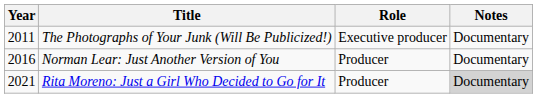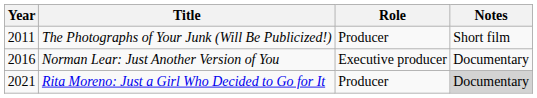(392, 37) Executive producer -> (363, 37) Producer
(491, 37) Documentary -> (482, 37) Short film
(363, 59) Producer -> (392, 59) Executive producer
